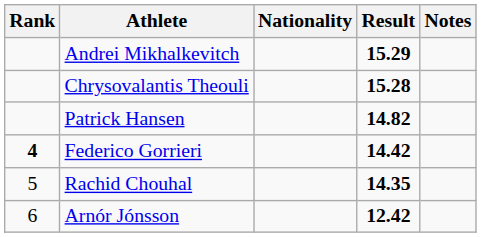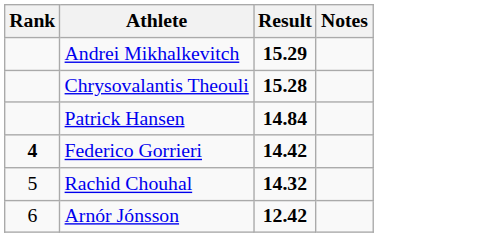- column: (305, 21)
(388, 118) 14.82 -> (285, 118) 14.84
(388, 183) 14.35 -> (285, 183) 14.32
